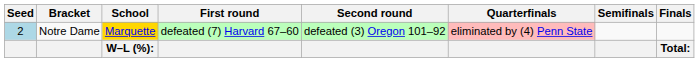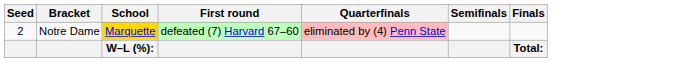- column: (375, 14)
(20, 31) lightblue background -> (20, 31) no background
